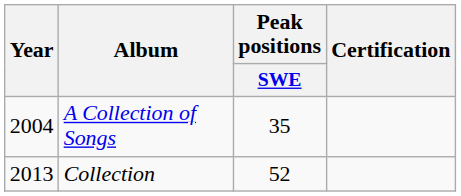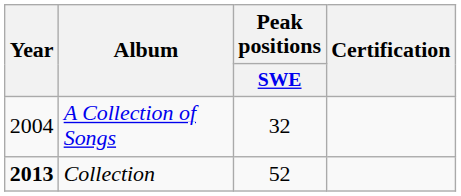(280, 126) 35 -> (280, 126) 32
(32, 173) normal -> (32, 173) bold
